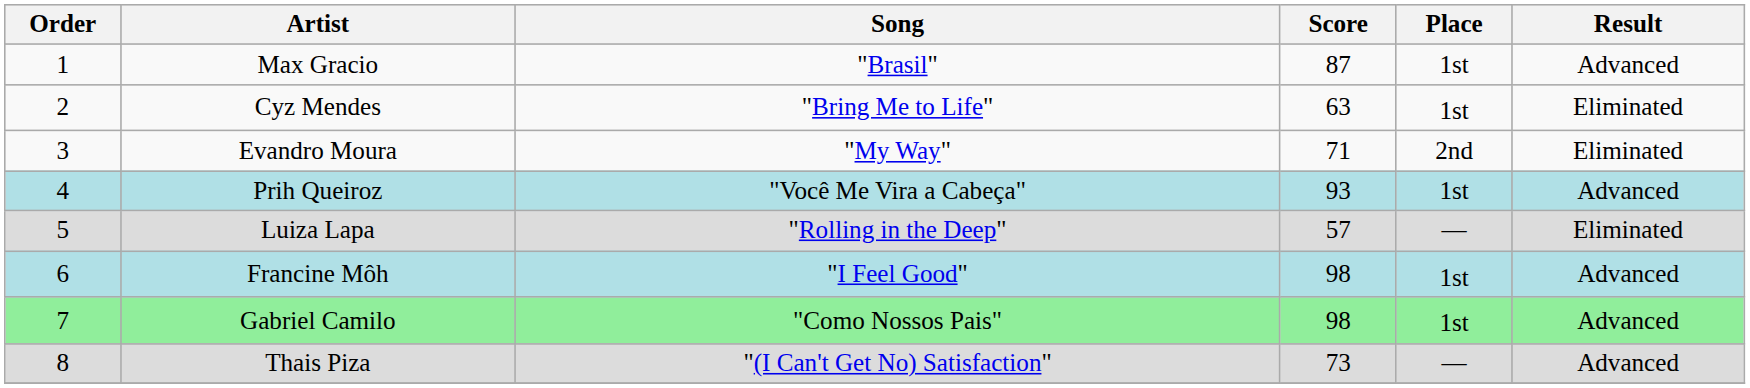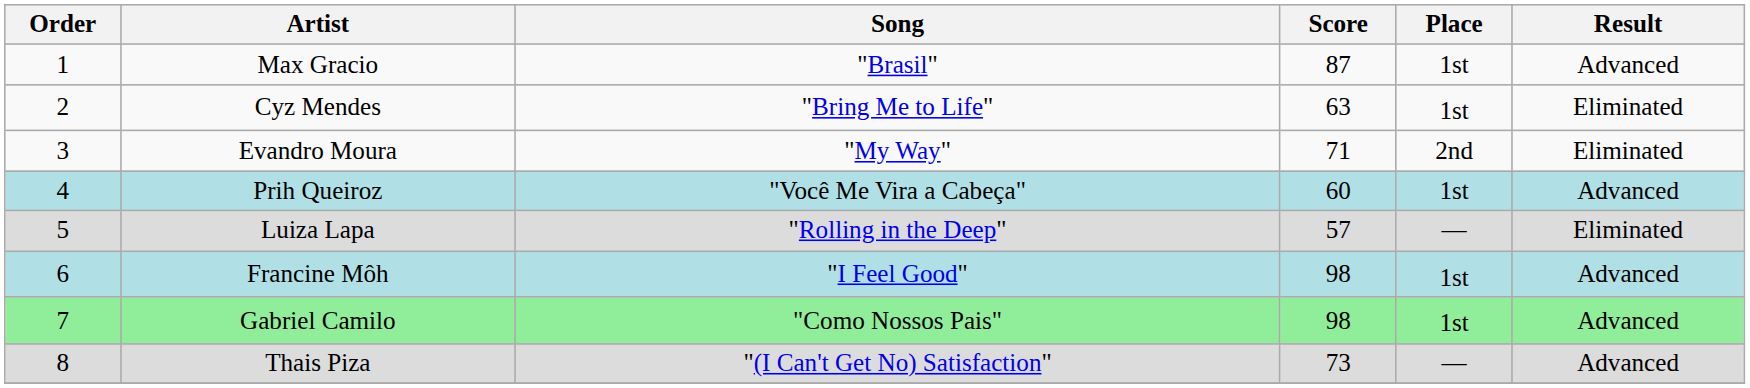(1338, 190) 93 -> (1338, 190) 60
